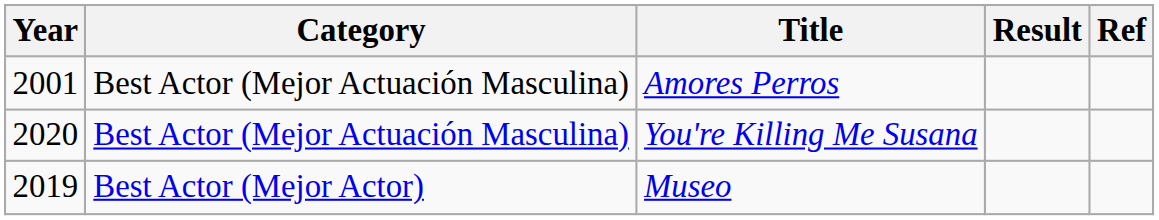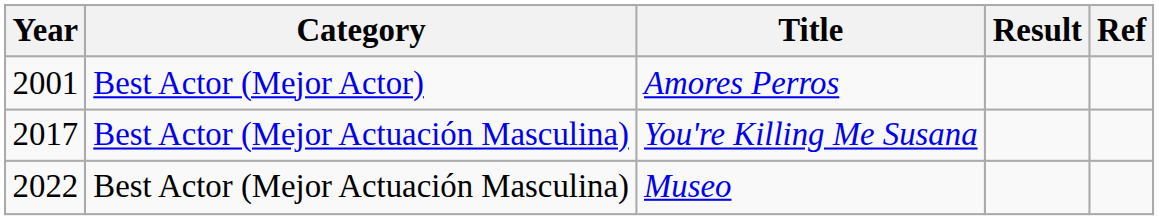(361, 82) Best Actor (Mejor Actuación Masculina) -> (259, 82) Best Actor (Mejor Actor)
(45, 134) 2020 -> (45, 134) 2017
(45, 186) 2019 -> (45, 186) 2022
(259, 186) Best Actor (Mejor Actor) -> (361, 186) Best Actor (Mejor Actuación Masculina)
